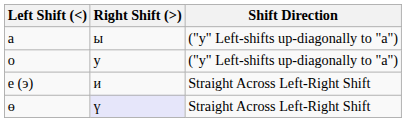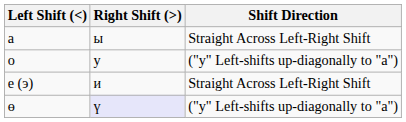(293, 38) ("y" Left-shifts up-diagonally to "a") -> (279, 38) Straight Across Left-Right Shift
(279, 106) Straight Across Left-Right Shift -> (293, 106) ("y" Left-shifts up-diagonally to "a")
